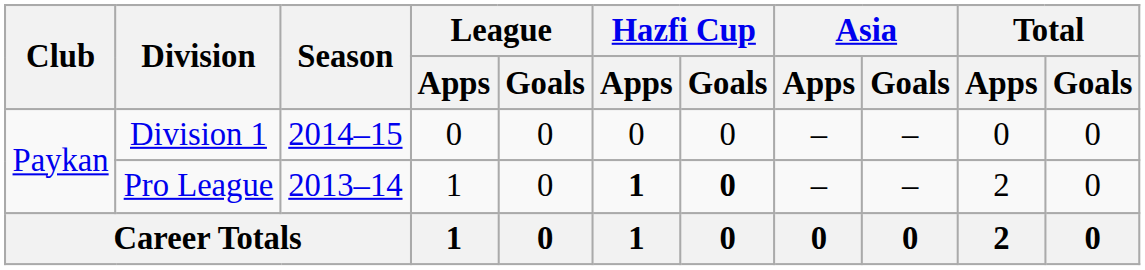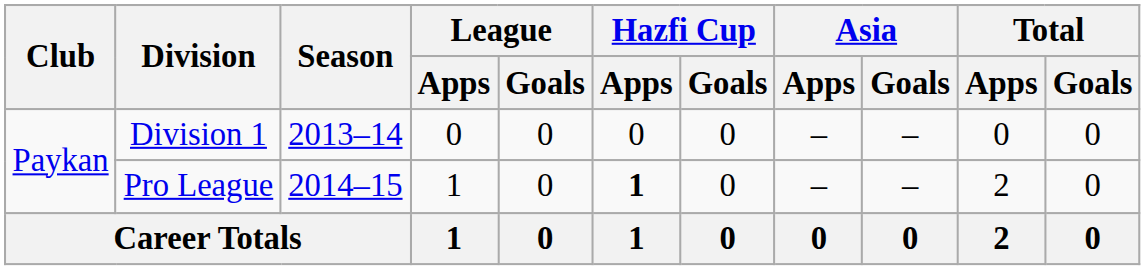(345, 133) 2014–15 -> (345, 133) 2013–14
(345, 185) 2013–14 -> (345, 185) 2014–15
(728, 185) bold -> (728, 185) normal
